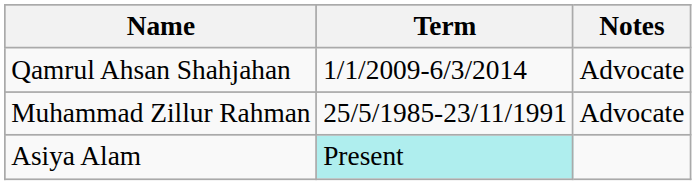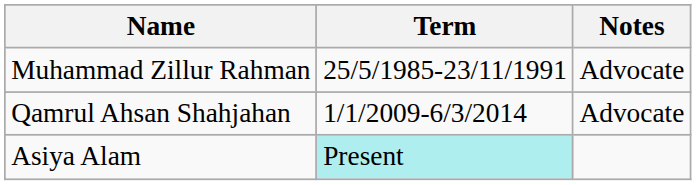rows swapped: (161, 112) <-> (151, 69)
